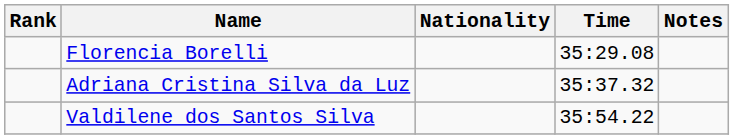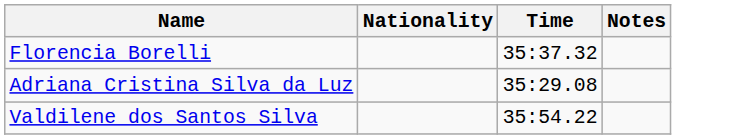- column: (33, 21)
(607, 53) 35:29.08 -> (550, 53) 35:37.32
(607, 85) 35:37.32 -> (550, 85) 35:29.08
